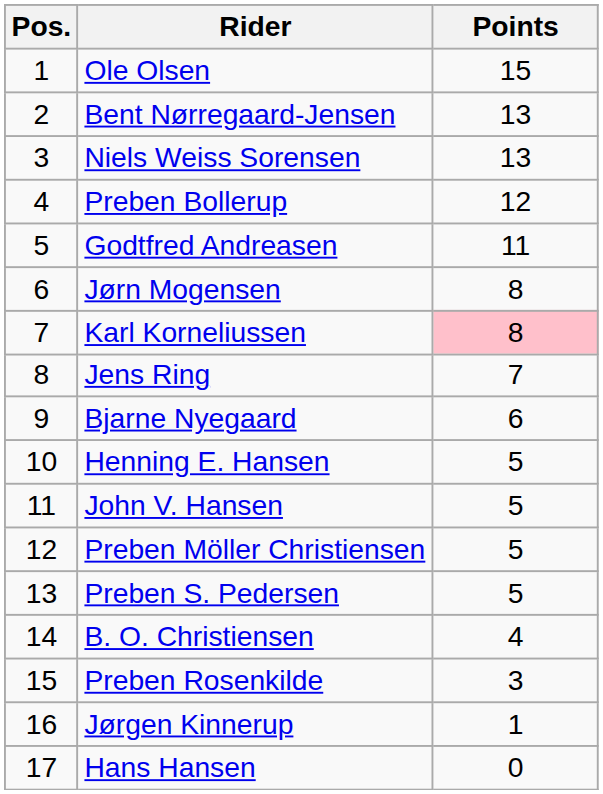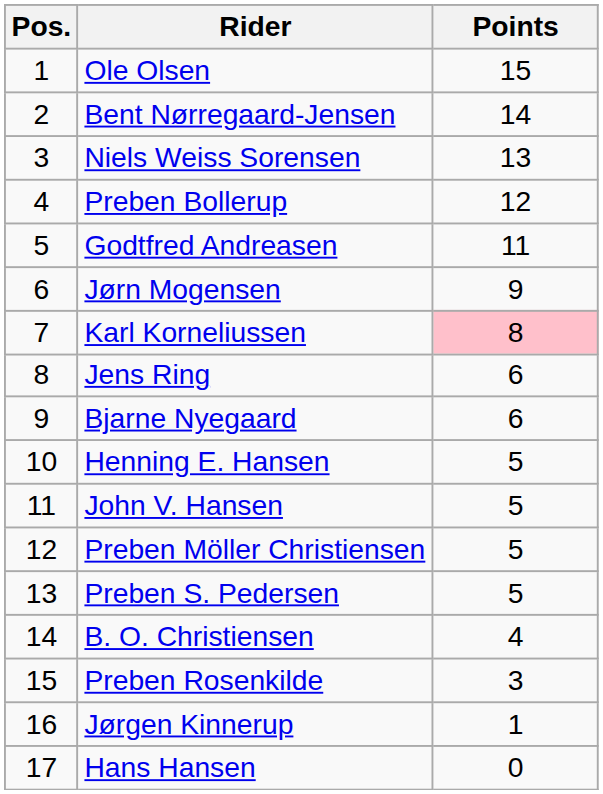(516, 114) 13 -> (516, 114) 14
(516, 288) 8 -> (516, 288) 9
(516, 375) 7 -> (516, 375) 6
